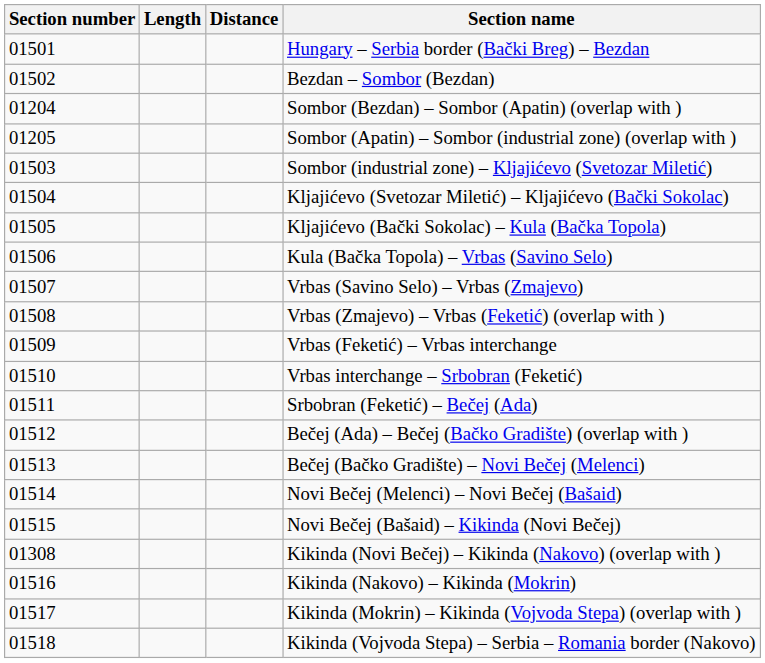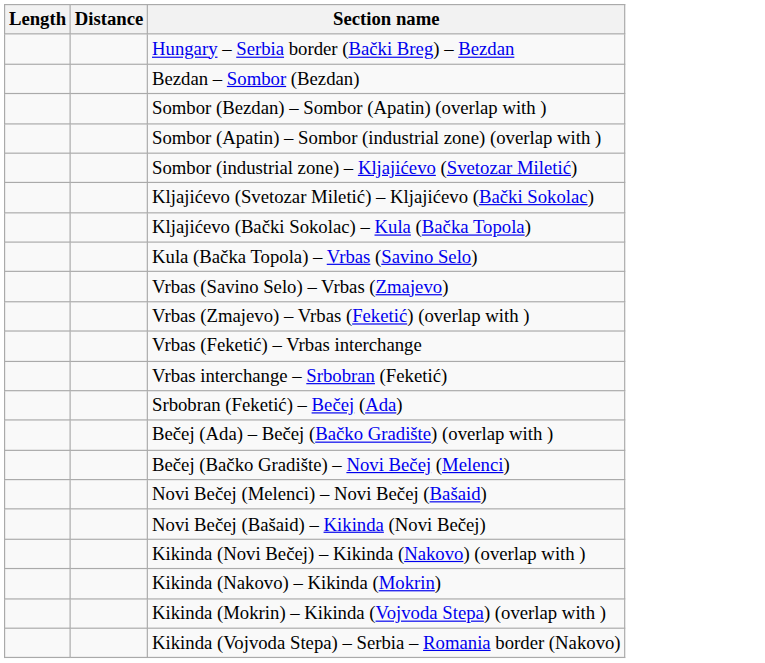- column: (72, 19)
